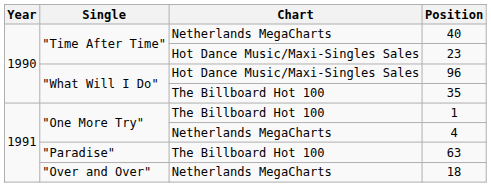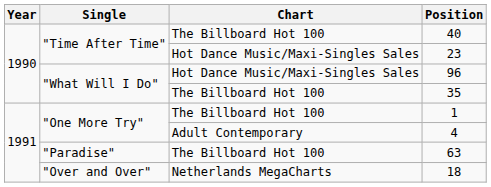(252, 34) Netherlands MegaCharts -> (248, 34) The Billboard Hot 100
(252, 133) Netherlands MegaCharts -> (237, 133) Adult Contemporary
